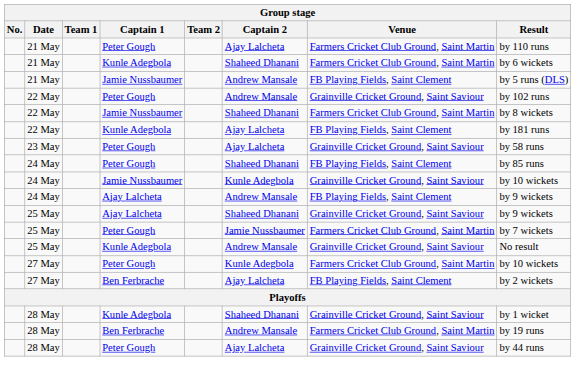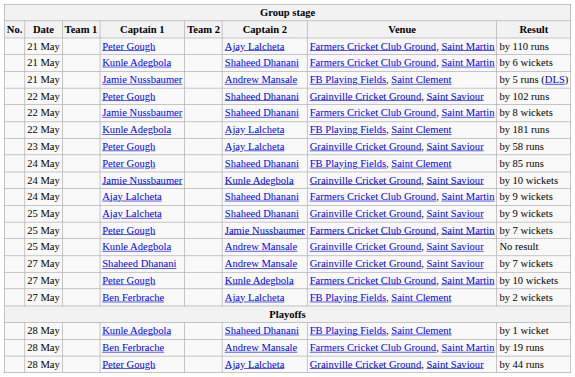(261, 96) Andrew Mansale -> (262, 96) Shaheed Dhanani
(261, 197) Andrew Mansale -> (262, 197) Shaheed Dhanani
(381, 197) FB Playing Fields, Saint Clement -> (402, 197) Farmers Cricket Club Ground, Saint Martin
+ row: (43, 264)
(397, 314) Grainville Cricket Ground, Saint Saviour -> (381, 331) FB Playing Fields, Saint Clement
